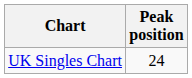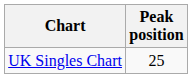(156, 60) 24 -> (156, 60) 25
